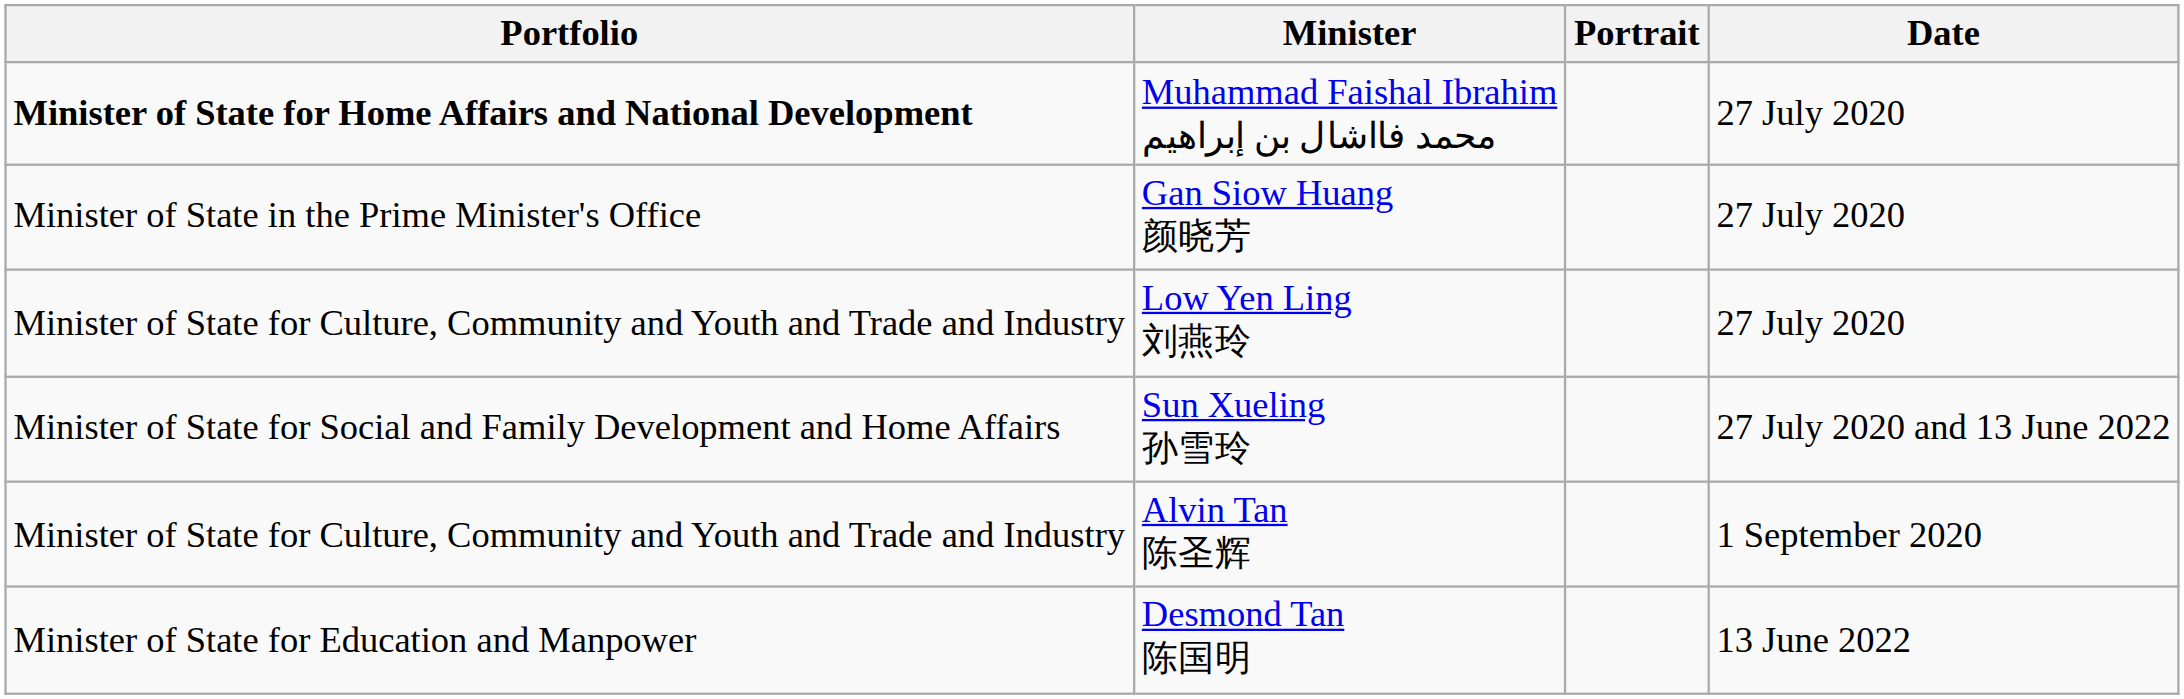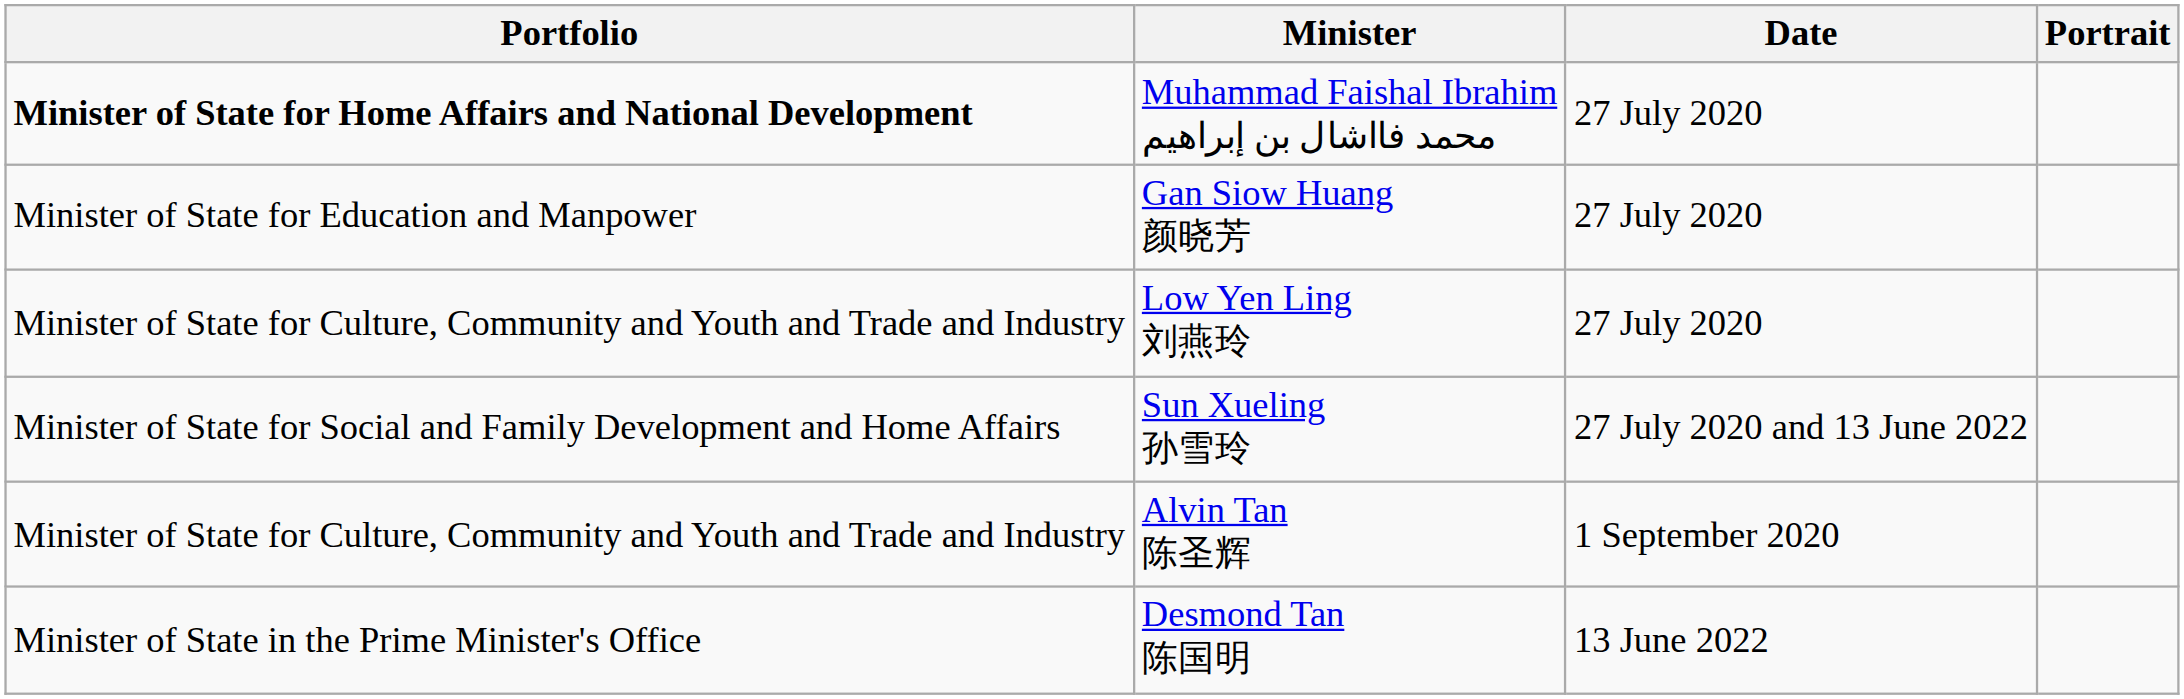columns swapped: (1637, 33) <-> (1943, 33)
(357, 216) Minister of State in the Prime Minister's Office -> (355, 216) Minister of State for Education and Manpower
(355, 639) Minister of State for Education and Manpower -> (357, 639) Minister of State in the Prime Minister's Office
